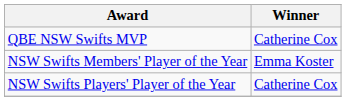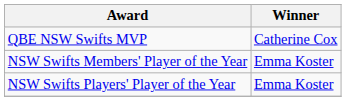(296, 84) Catherine Cox -> (294, 84) Emma Koster
